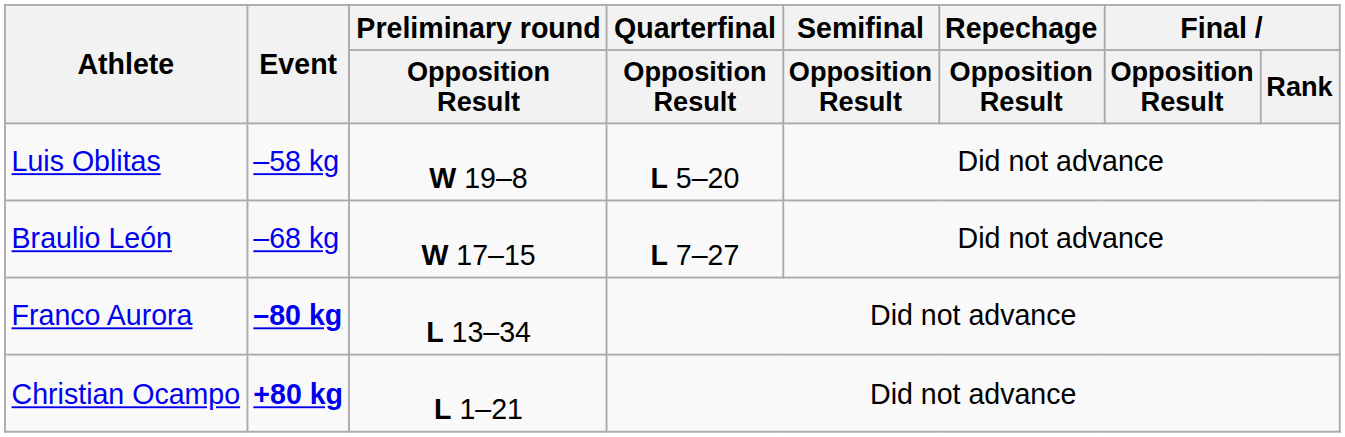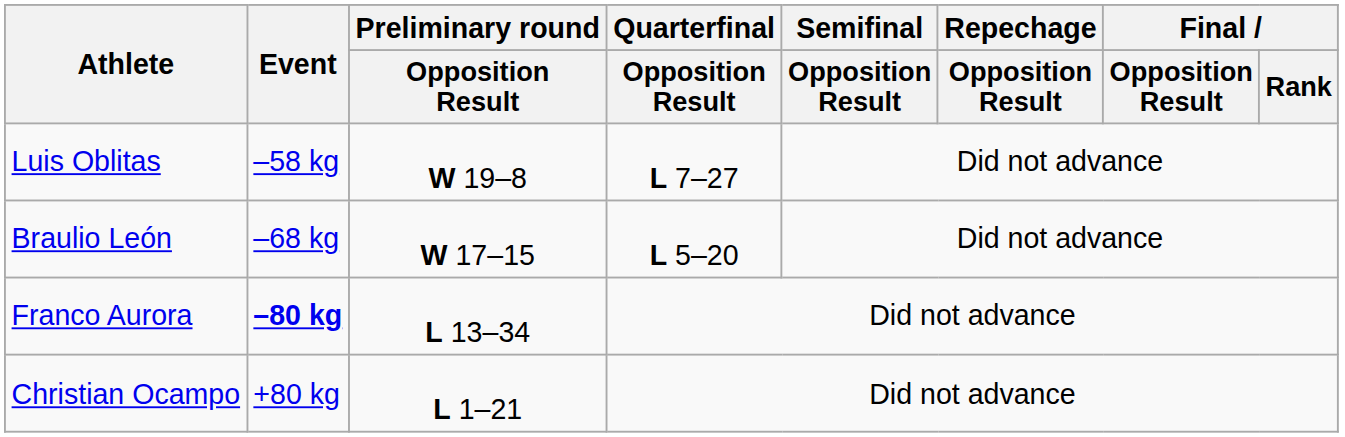(695, 178) L 5–20 -> (694, 178) L 7–27
(695, 255) L 7–27 -> (694, 255) L 5–20
(298, 393) bold -> (297, 393) normal
